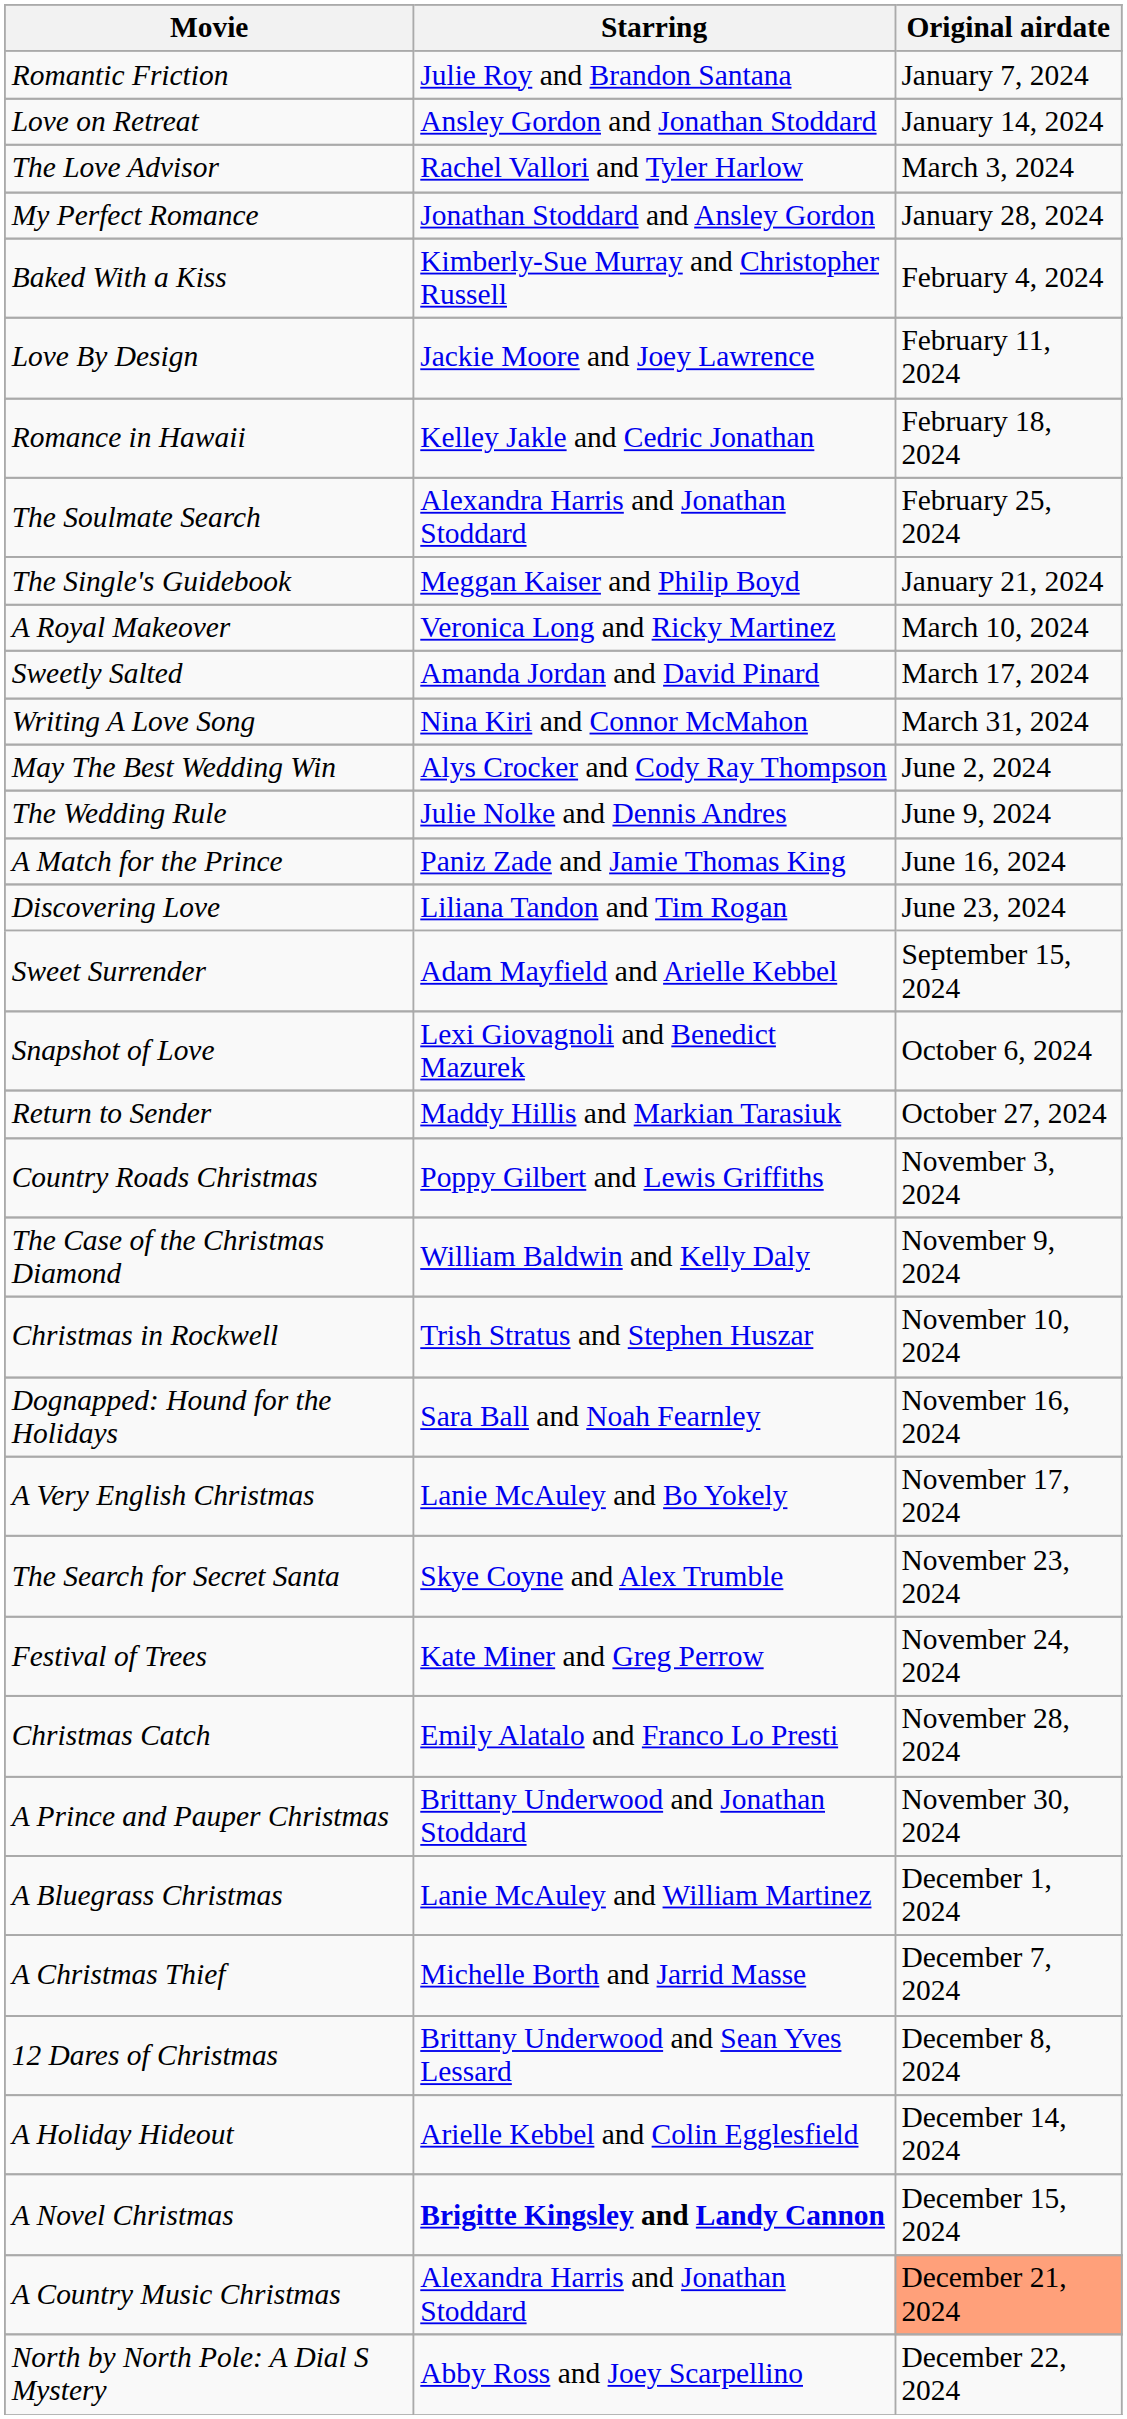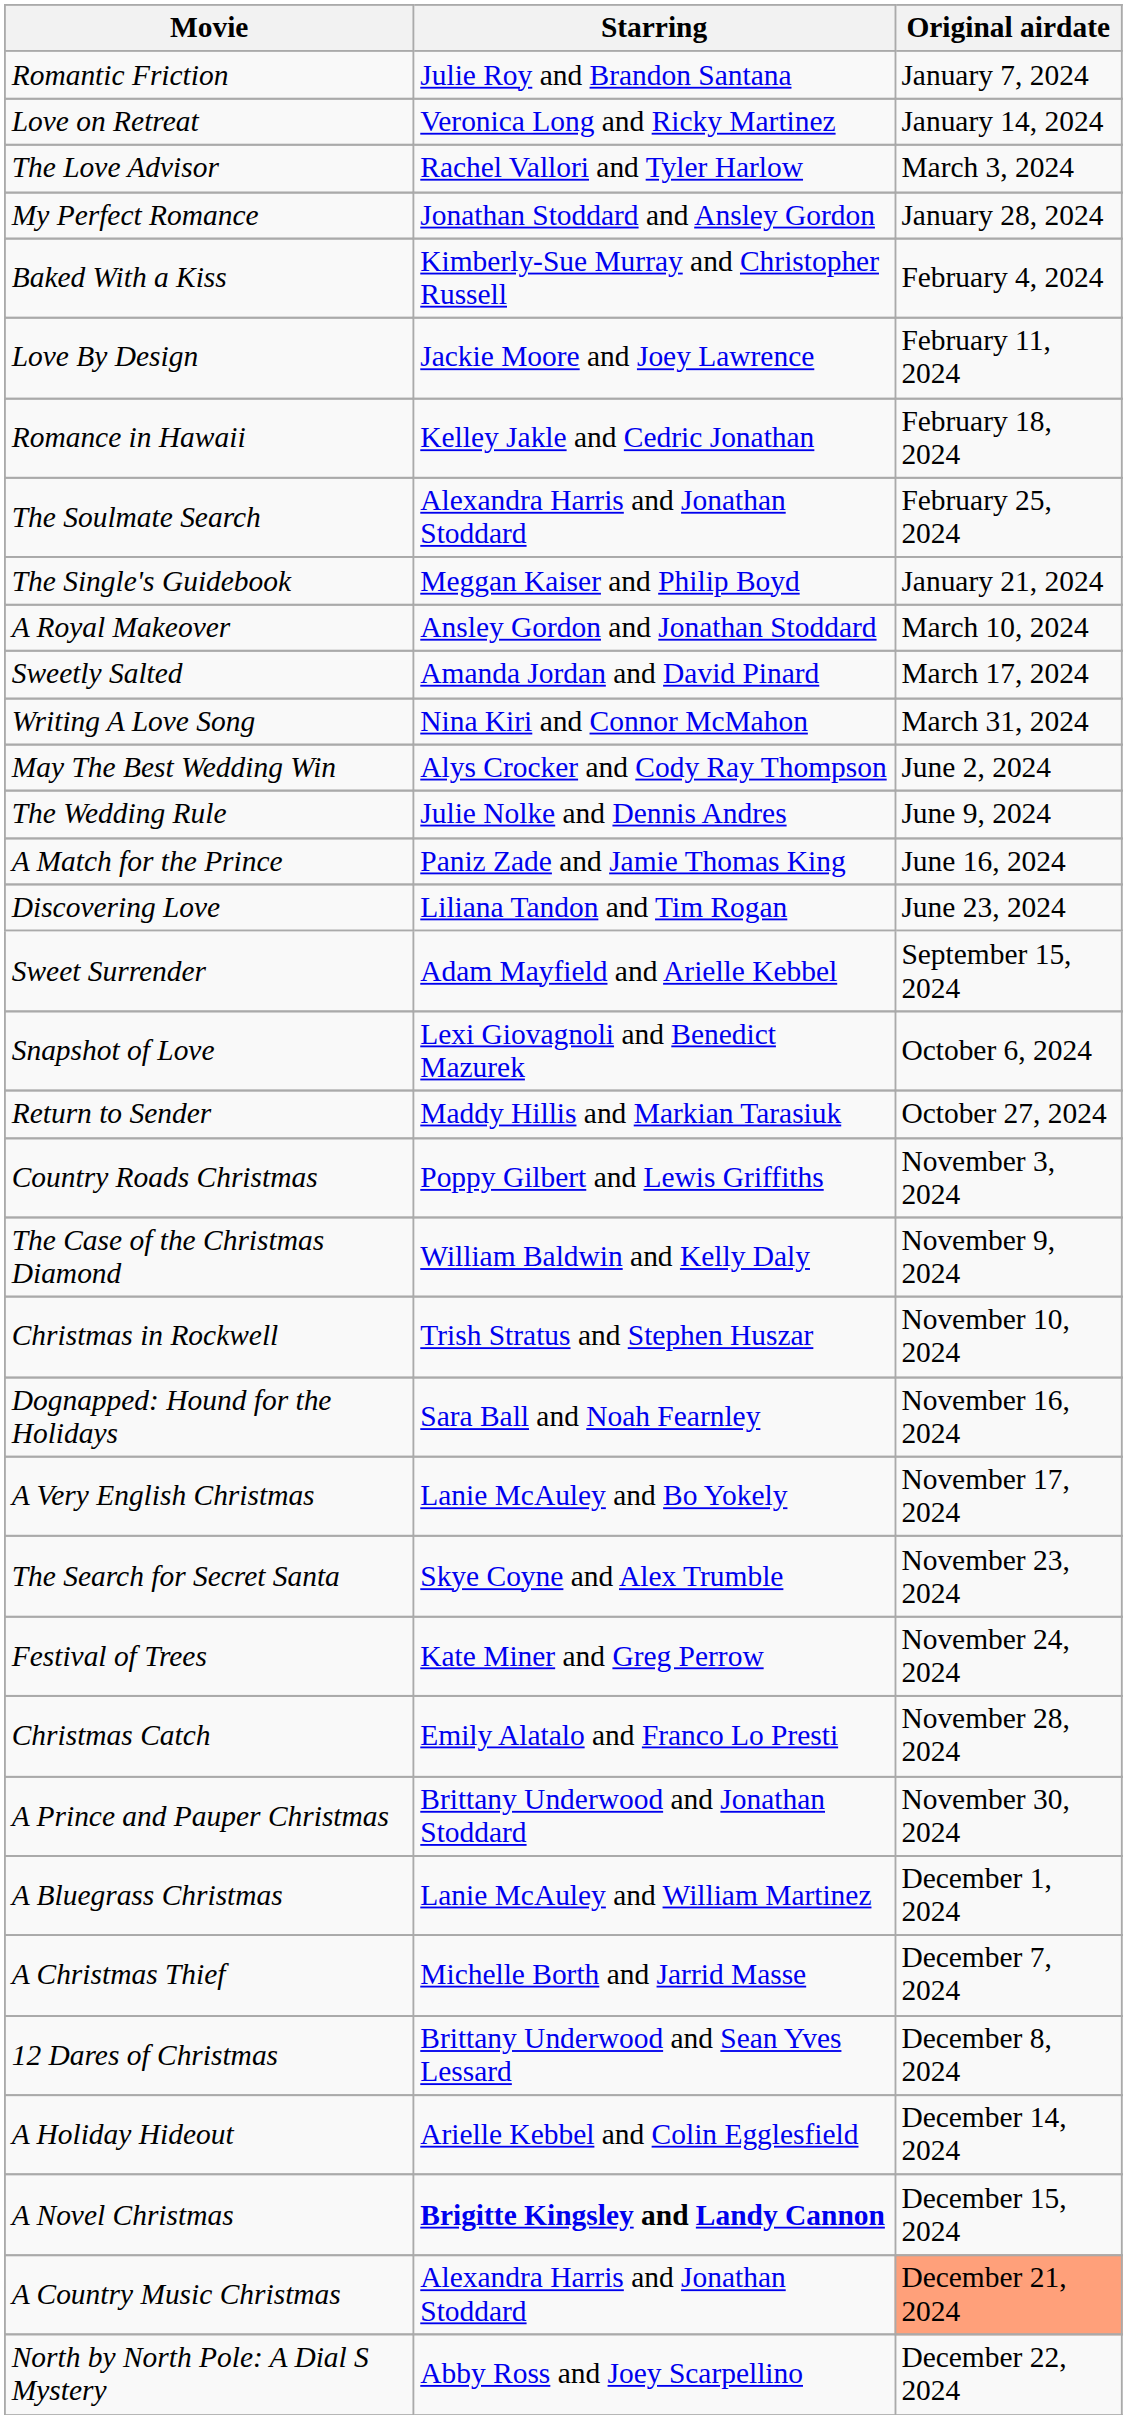(648, 121) Ansley Gordon and Jonathan Stoddard -> (628, 121) Veronica Long and Ricky Martinez
(628, 627) Veronica Long and Ricky Martinez -> (648, 627) Ansley Gordon and Jonathan Stoddard
